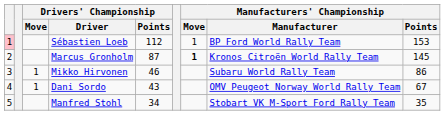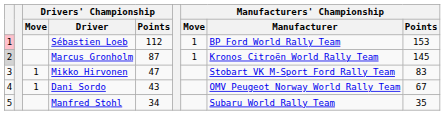(9, 57) no background -> (9, 57) lightgrey background
(194, 57) bold -> (194, 57) normal
(154, 72) 46 -> (154, 72) 47
(272, 72) Subaru World Rally Team -> (302, 72) Stobart VK M-Sport Ford Rally Team
(421, 72) 86 -> (421, 72) 83
(302, 103) Stobart VK M-Sport Ford Rally Team -> (272, 103) Subaru World Rally Team
